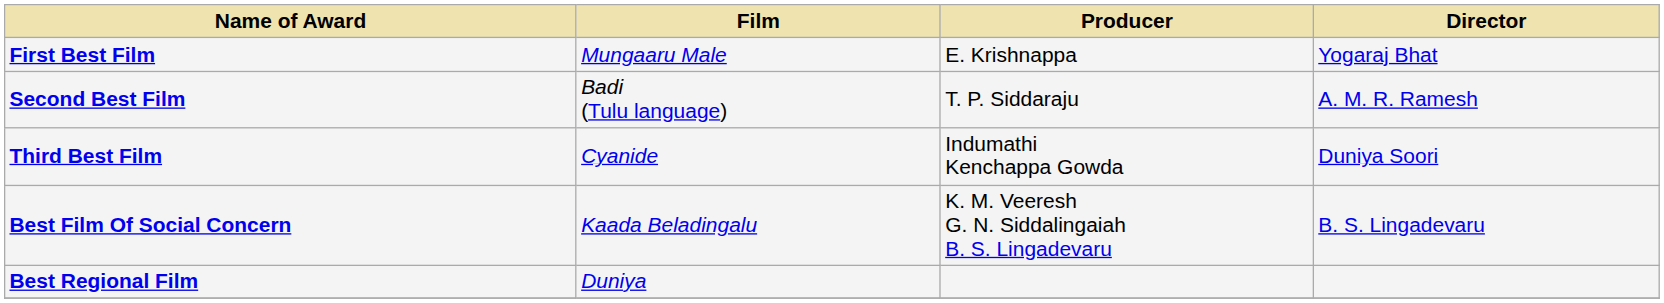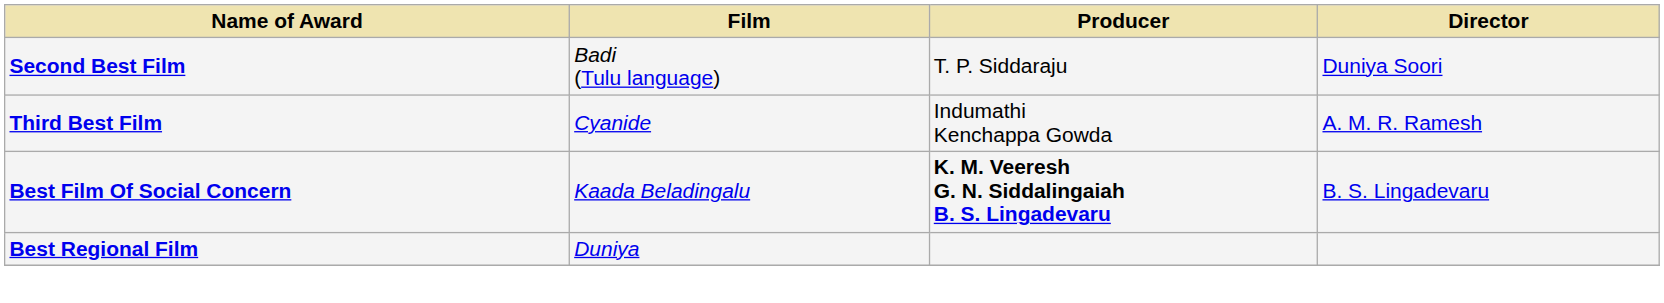- row: (82, 54)
(1398, 99) A. M. R. Ramesh -> (1382, 66) Duniya Soori
(1378, 156) Duniya Soori -> (1402, 122) A. M. R. Ramesh
(1035, 224) normal -> (1029, 191) bold
